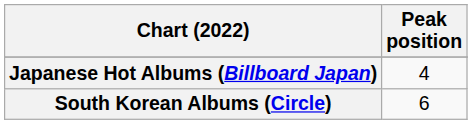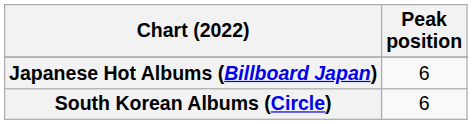(424, 72) 4 -> (424, 72) 6
